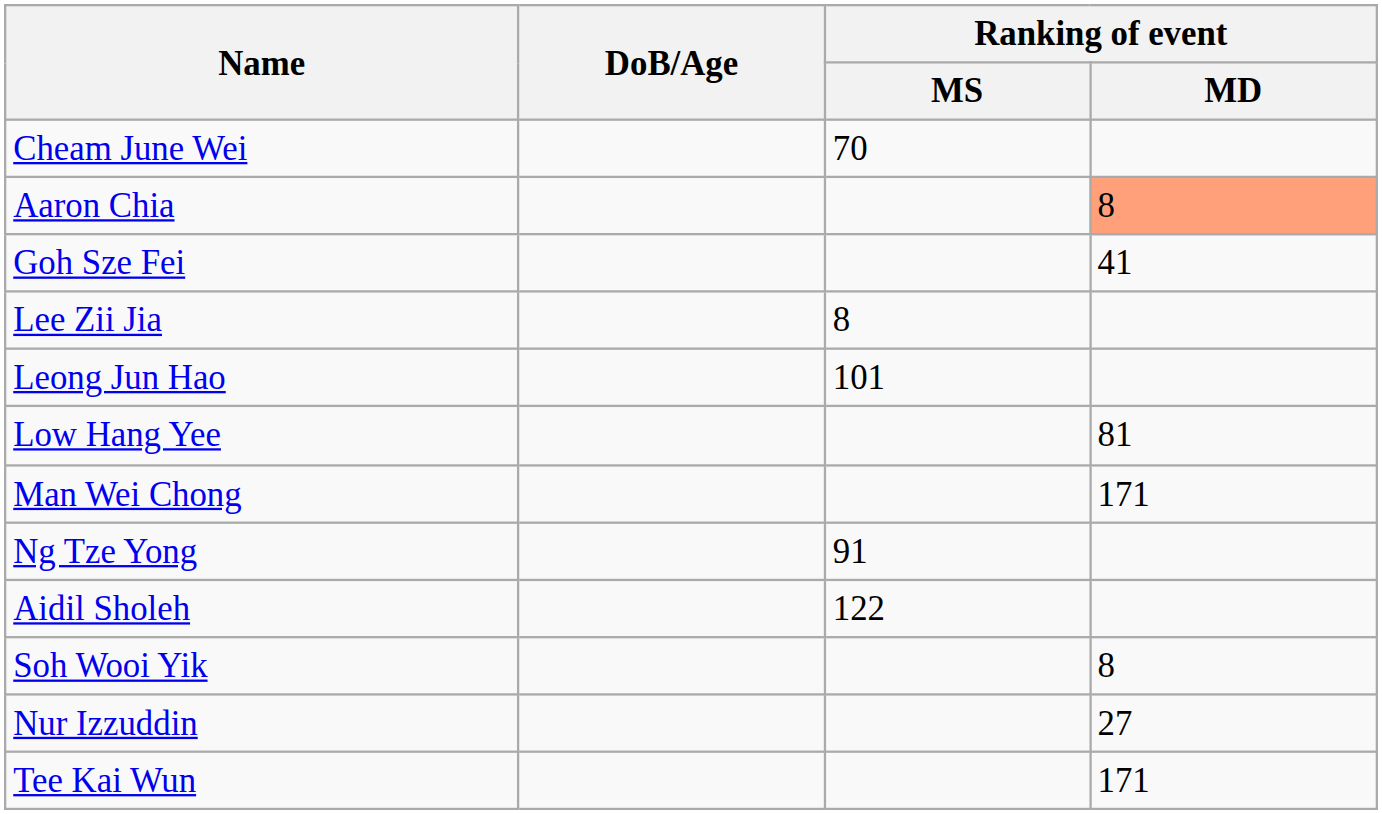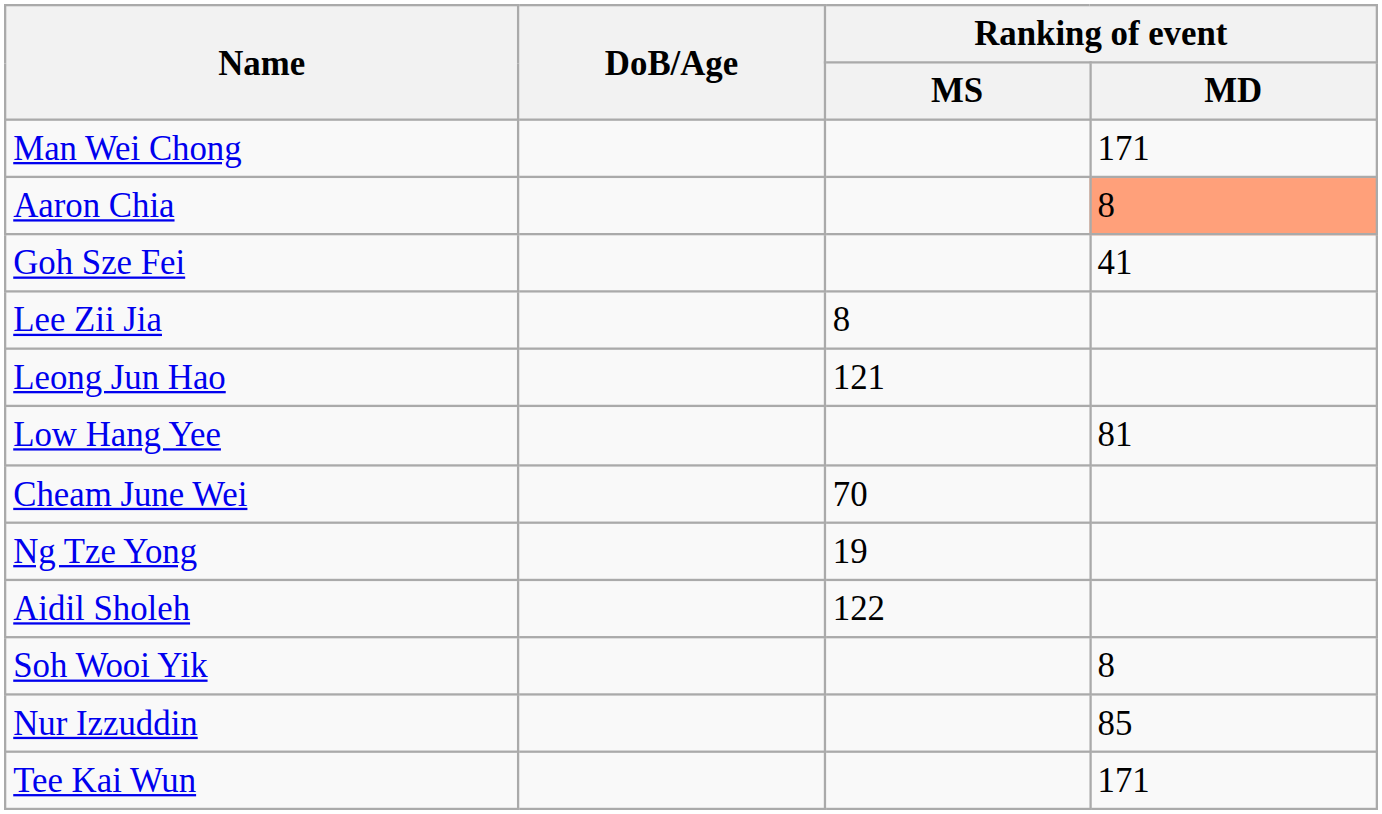rows swapped: (130, 148) <-> (127, 492)
(859, 377) 101 -> (859, 377) 121
(850, 549) 91 -> (850, 549) 19
(1115, 722) 27 -> (1115, 722) 85
